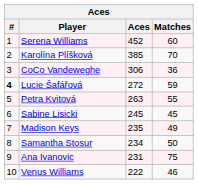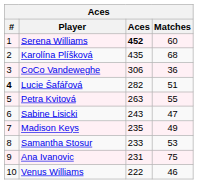(135, 41) normal -> (135, 41) bold
(135, 56) 385 -> (135, 56) 435
(173, 56) 70 -> (173, 56) 68
(135, 85) 272 -> (135, 85) 282
(173, 85) 59 -> (173, 85) 51
(135, 114) 245 -> (135, 114) 243
(173, 114) 45 -> (173, 114) 47
(135, 143) 234 -> (135, 143) 233
(173, 143) 50 -> (173, 143) 53
